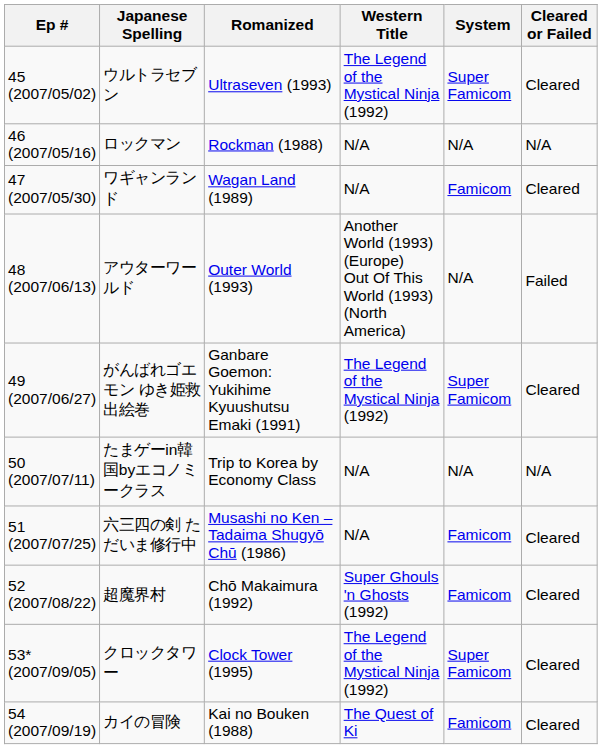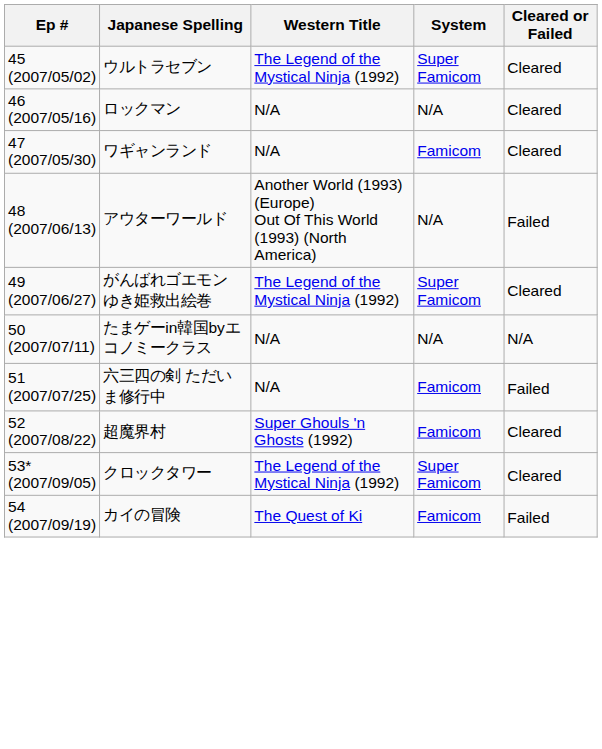- column: (272, 25)
(538, 144) N/A -> (534, 109) Cleared
(553, 537) Cleared -> (528, 389) Failed
(553, 724) Cleared -> (528, 518) Failed
